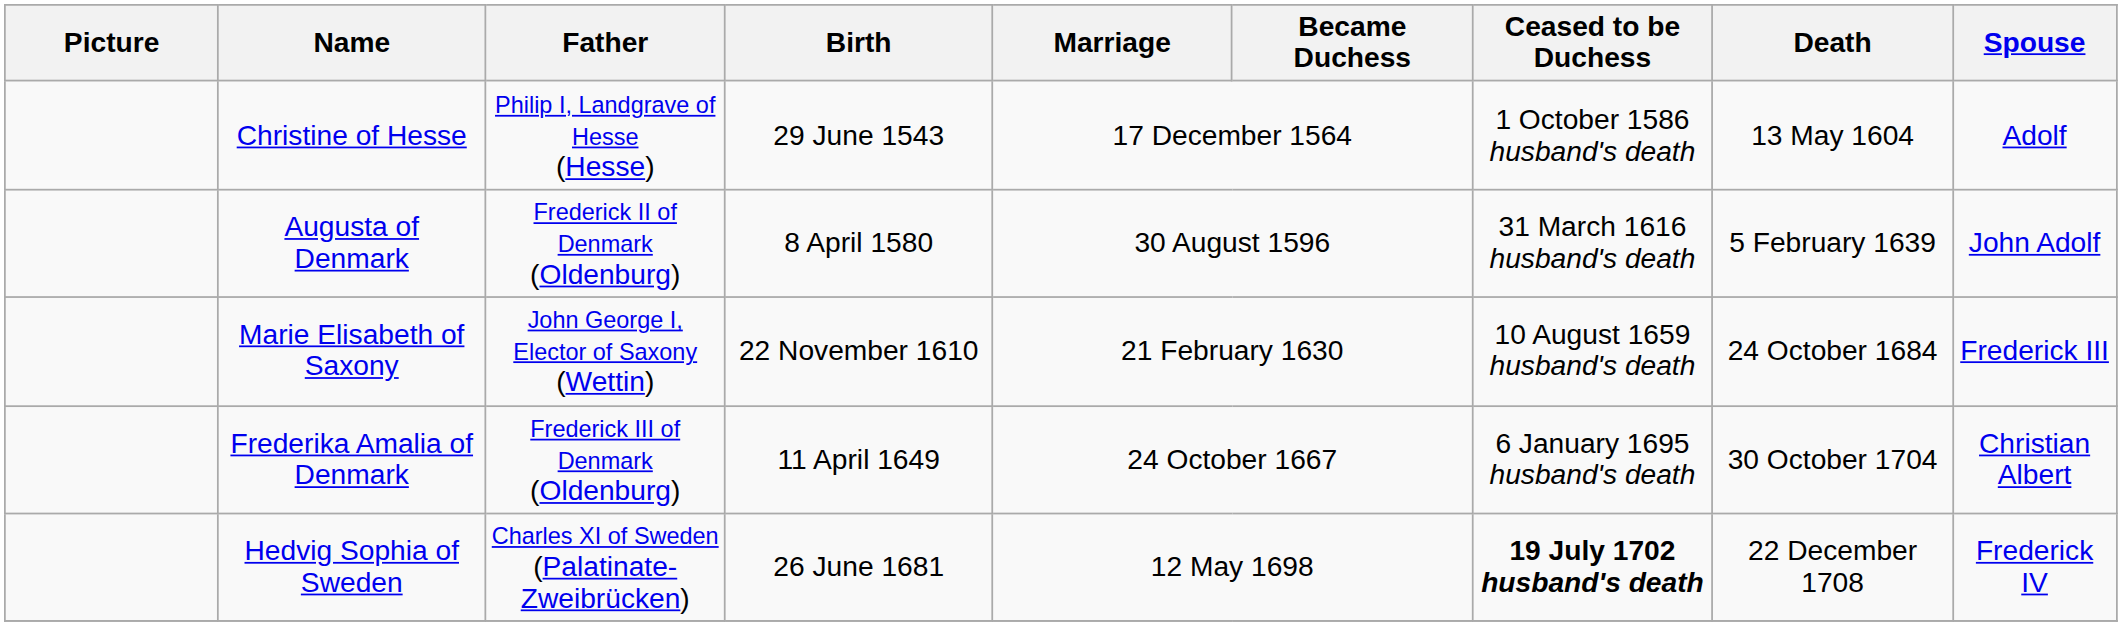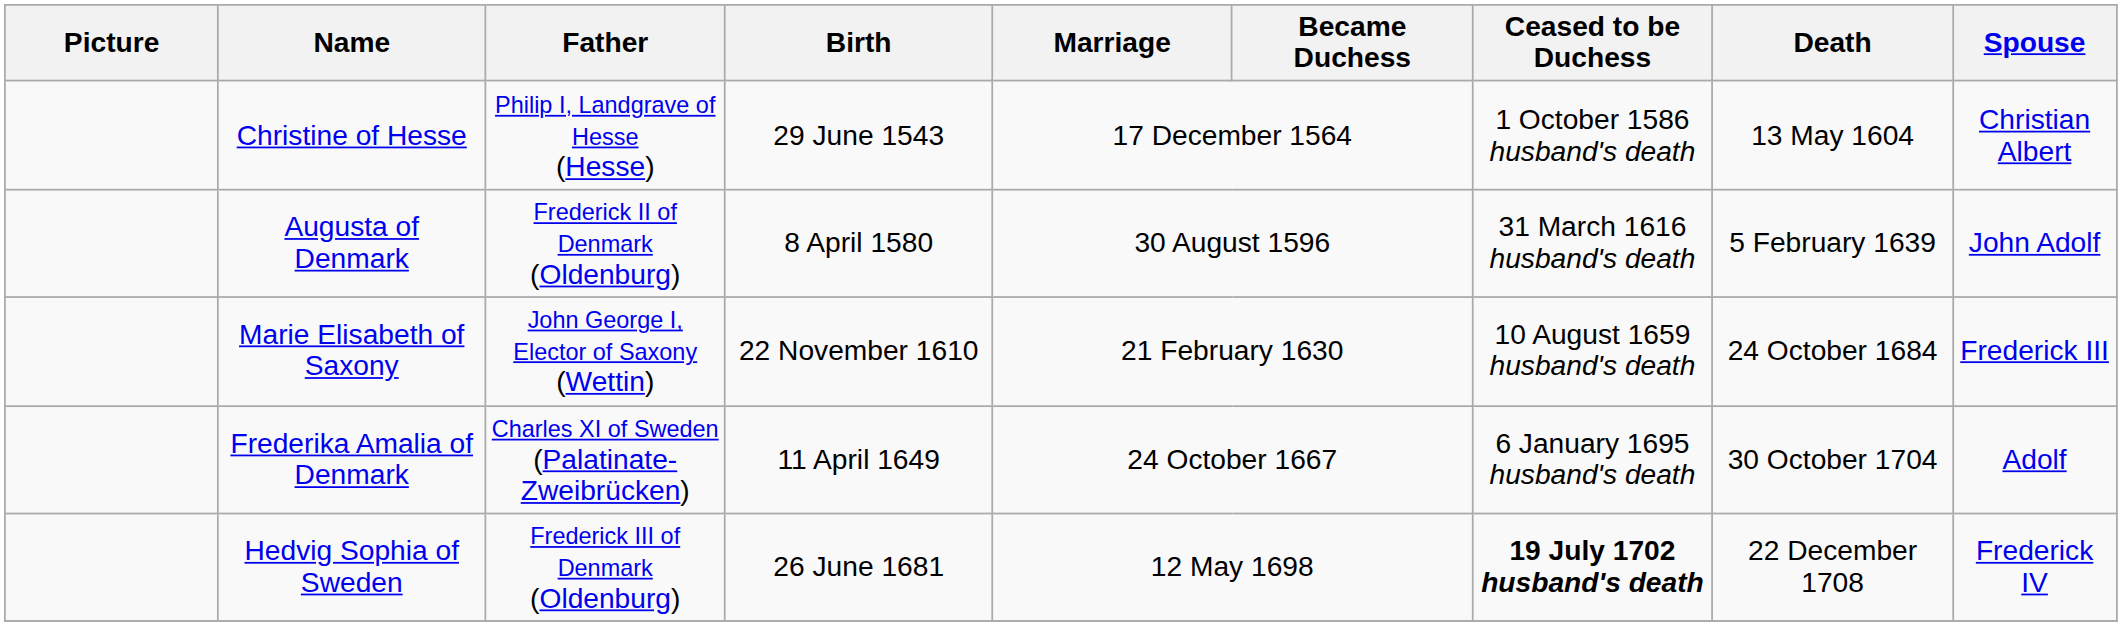(2035, 134) Adolf -> (2035, 134) Christian Albert
(605, 460) Frederick III of Denmark (Oldenburg) -> (605, 460) Charles XI of Sweden (Palatinate-Zweibrücken)
(2035, 458) Christian Albert -> (2035, 458) Adolf
(605, 568) Charles XI of Sweden (Palatinate-Zweibrücken) -> (605, 568) Frederick III of Denmark (Oldenburg)
